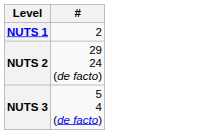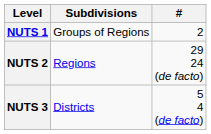+ column: (101, 13)
